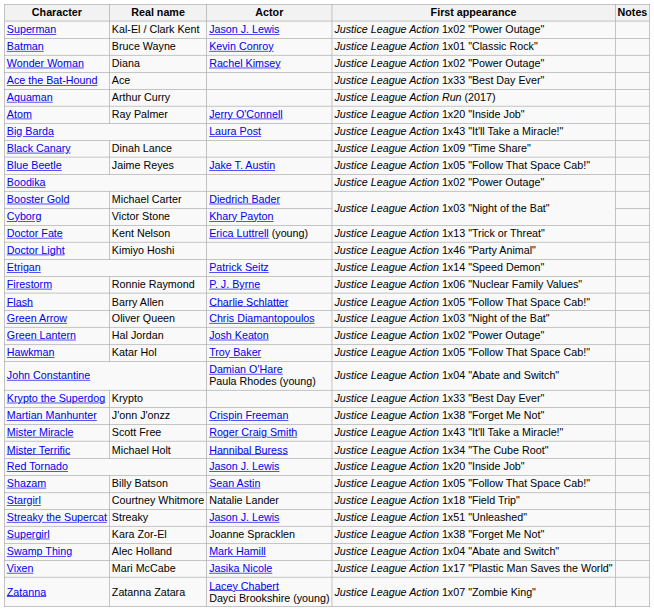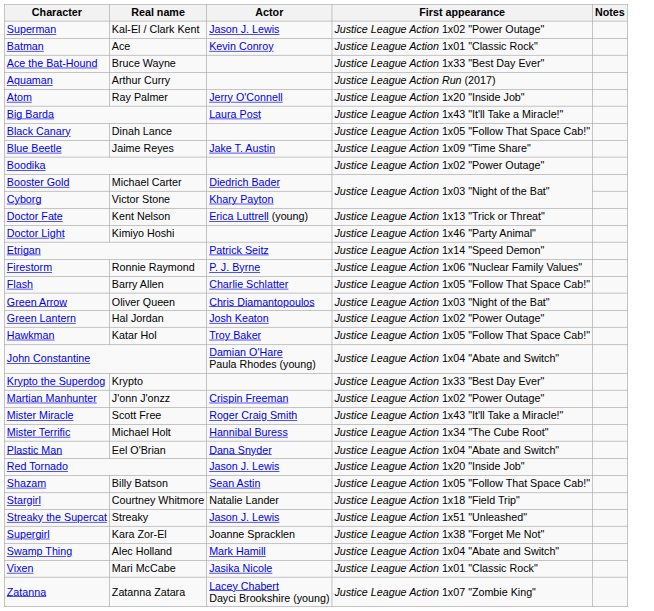(144, 47) Bruce Wayne -> (121, 47) Ace
- row: (45, 64)
(121, 81) Ace -> (144, 64) Bruce Wayne
(433, 149) Justice League Action 1x09 "Time Share" -> (462, 132) Justice League Action 1x05 "Follow That Space Cab!"
(462, 166) Justice League Action 1x05 "Follow That Space Cab!" -> (433, 149) Justice League Action 1x09 "Time Share"
(439, 416) Justice League Action 1x38 "Forget Me Not" -> (439, 399) Justice League Action 1x02 "Power Outage"
+ row: (35, 450)
(474, 569) Justice League Action 1x17 "Plastic Man Saves the World" -> (436, 569) Justice League Action 1x01 "Classic Rock"
